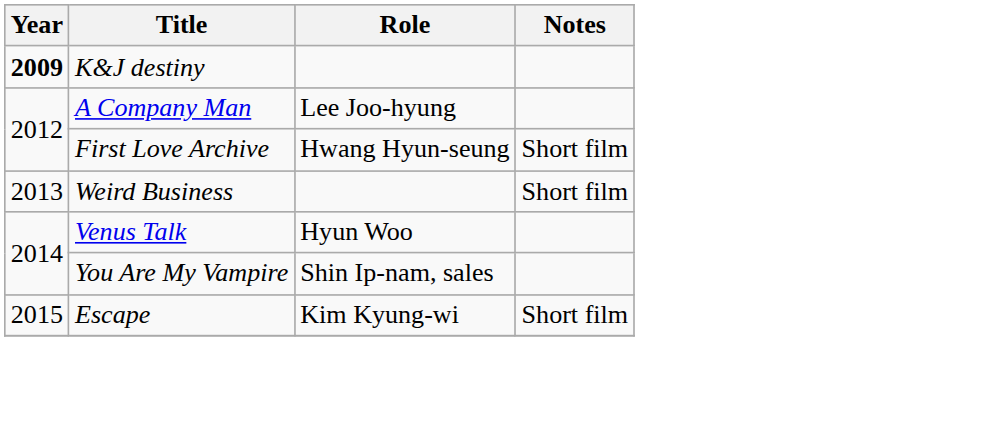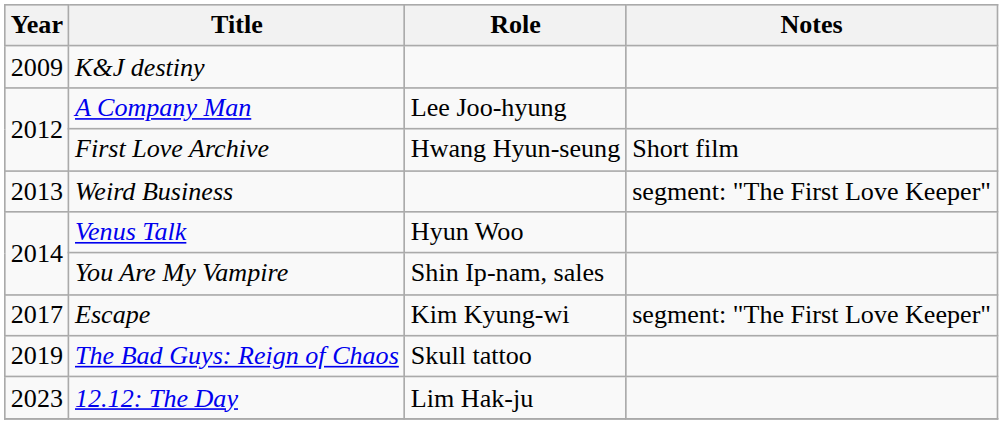(37, 66) bold -> (37, 66) normal
(575, 190) Short film -> (812, 190) segment: "The First Love Keeper"
(37, 314) 2015 -> (37, 314) 2017
(575, 314) Short film -> (812, 314) segment: "The First Love Keeper"
+ row: (237, 356)
+ row: (156, 397)
